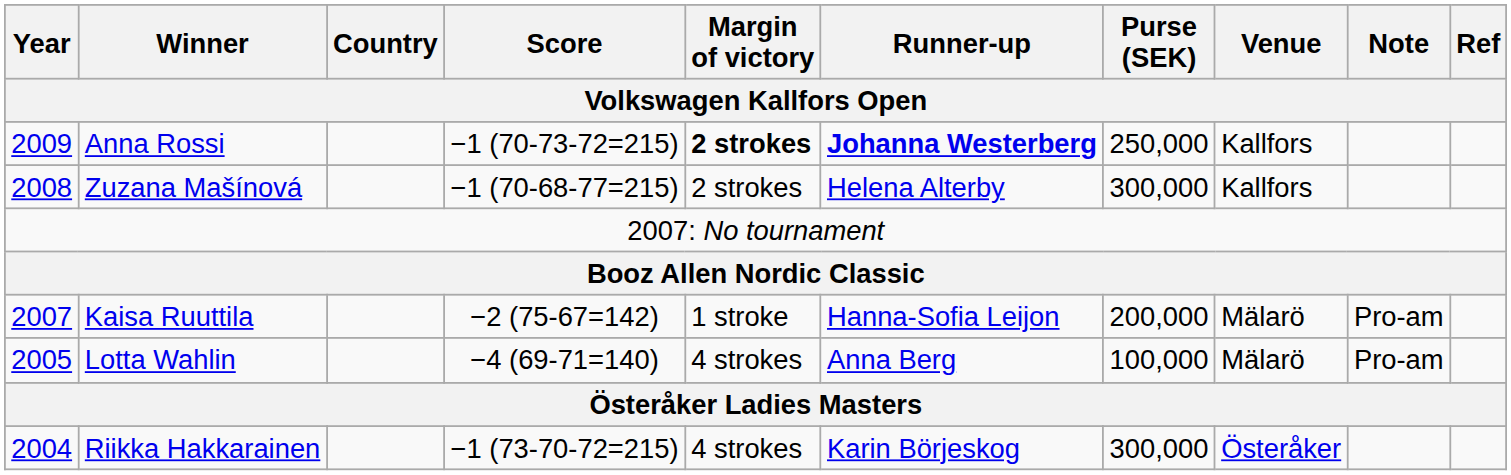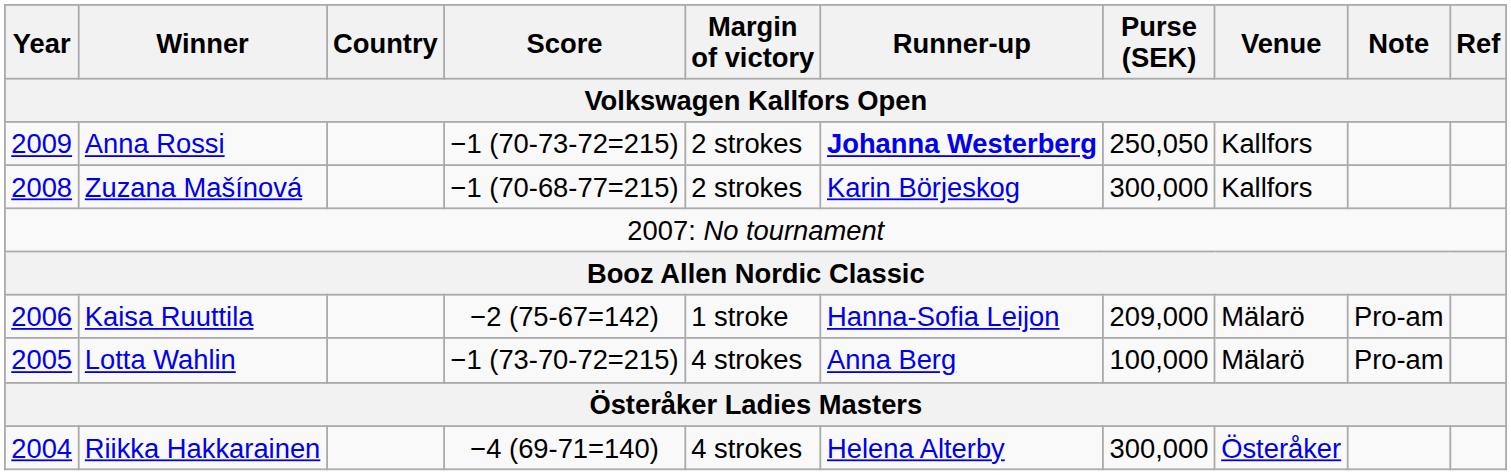(751, 144) bold -> (747, 144) normal
(1159, 144) 250,000 -> (1159, 144) 250,050
(916, 187) Helena Alterby -> (923, 187) Karin Börjeskog
(42, 317) 2007 -> (42, 317) 2006
(1159, 317) 200,000 -> (1159, 317) 209,000
(565, 361) −4 (69-71=140) -> (565, 361) −1 (73-70-72=215)
(565, 447) −1 (73-70-72=215) -> (565, 447) −4 (69-71=140)
(923, 447) Karin Börjeskog -> (916, 447) Helena Alterby
